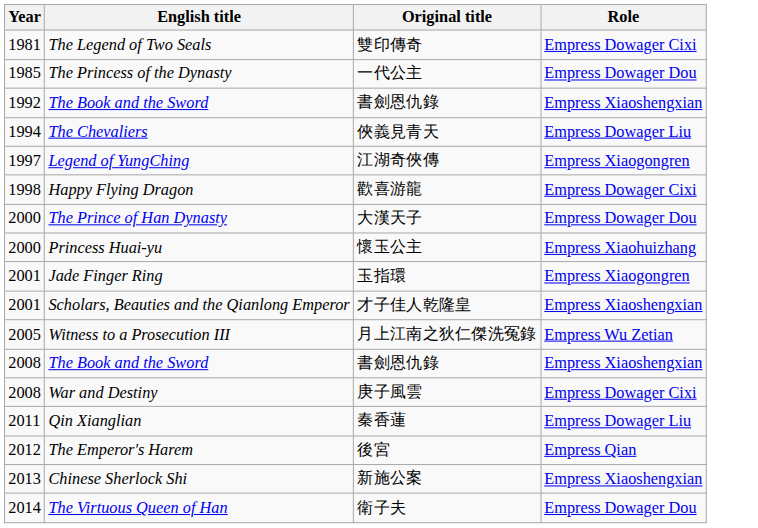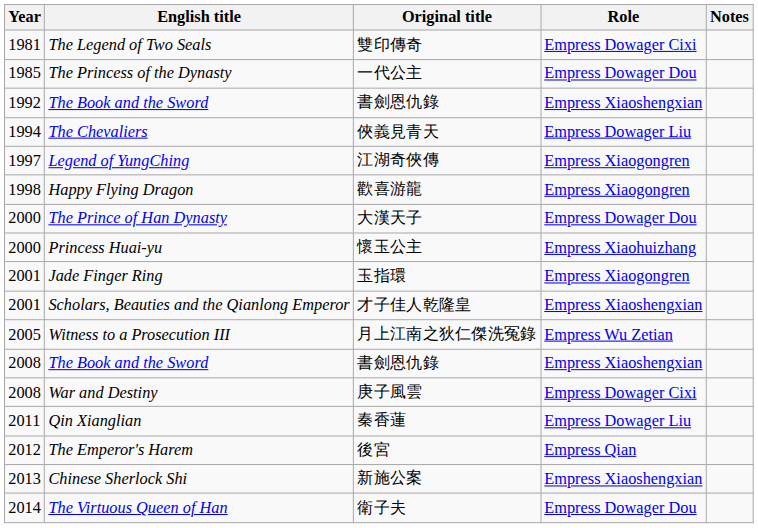+ column: (729, 17)
(620, 189) Empress Dowager Cixi -> (617, 189) Empress Xiaogongren
